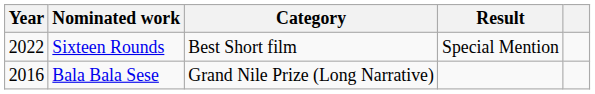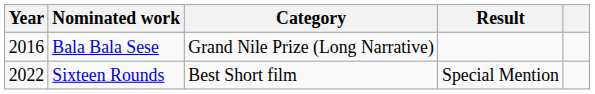rows swapped: (108, 46) <-> (106, 74)
